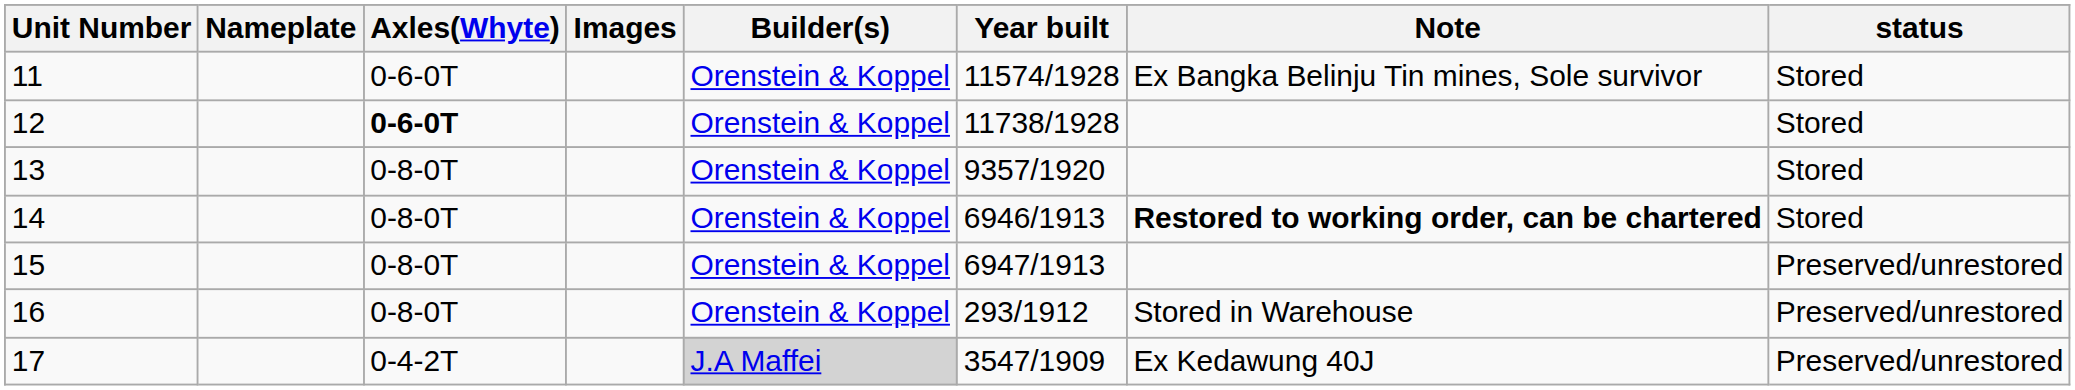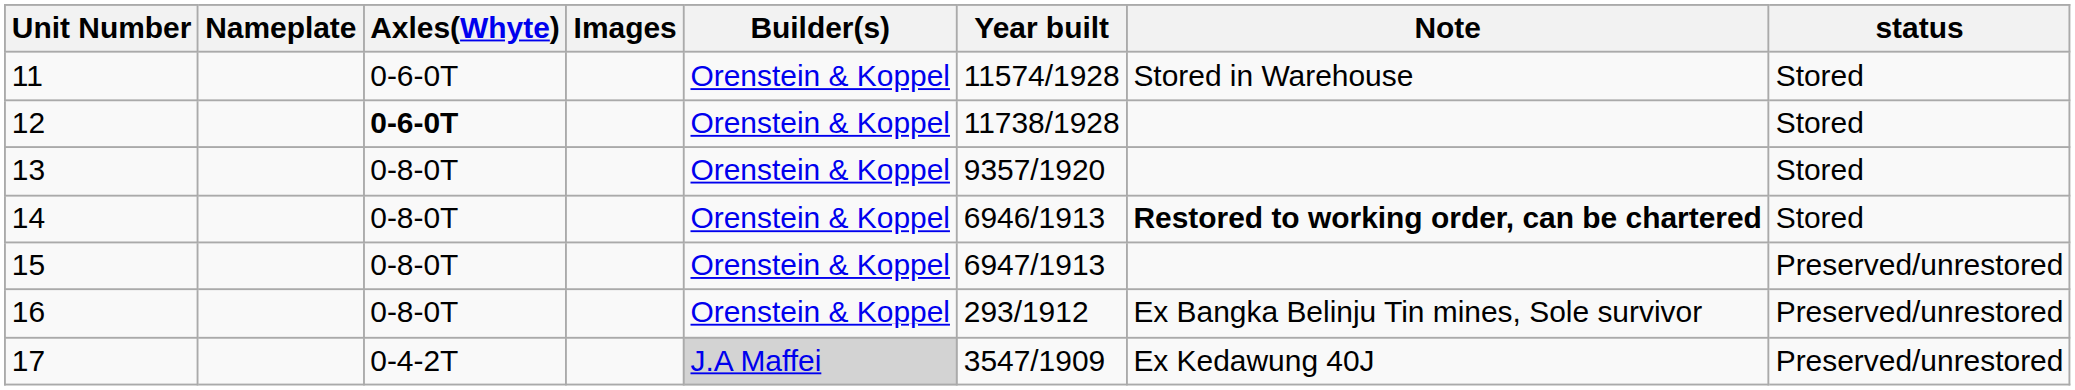(1418, 75) Ex Bangka Belinju Tin mines, Sole survivor -> (1273, 75) Stored in Warehouse
(1273, 312) Stored in Warehouse -> (1418, 312) Ex Bangka Belinju Tin mines, Sole survivor
